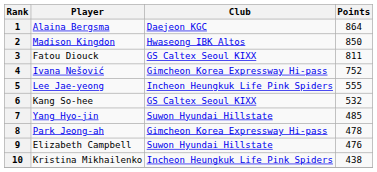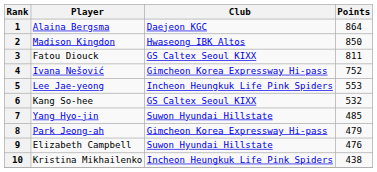(354, 86) 555 -> (354, 86) 553
(354, 130) 478 -> (354, 130) 479
